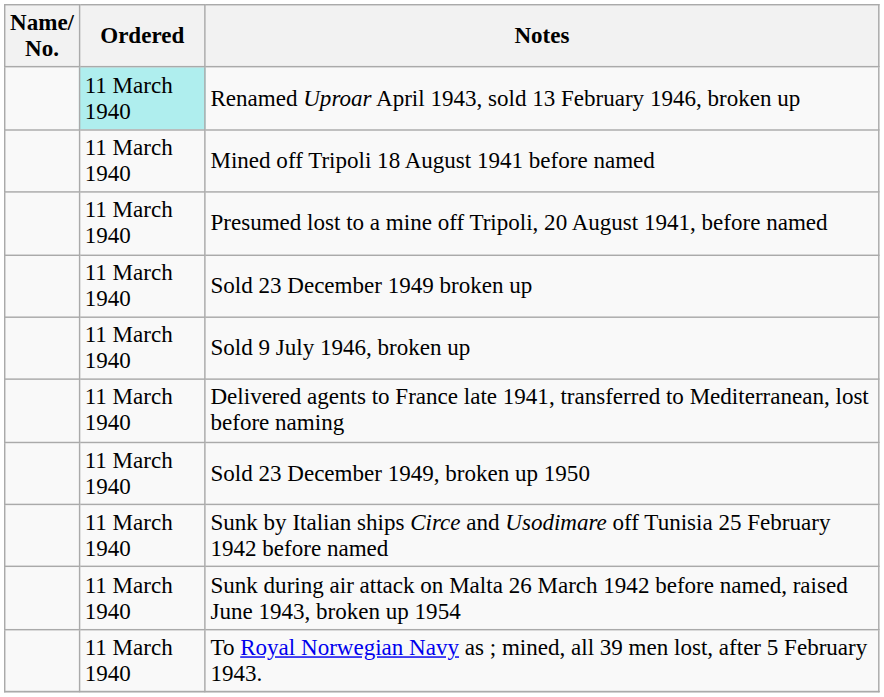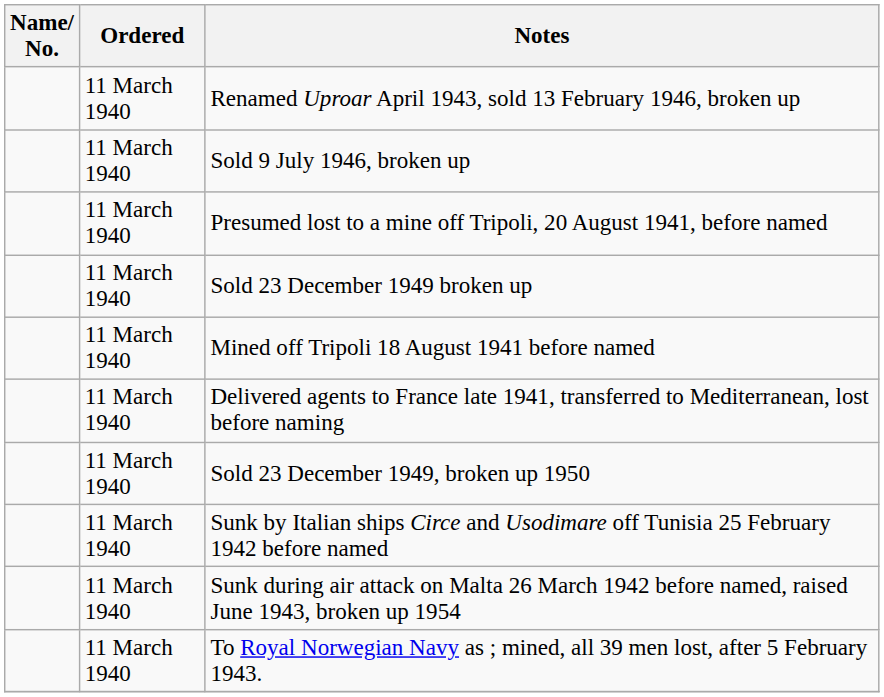(129, 98) paleturquoise background -> (129, 98) no background
rows swapped: (433, 160) <-> (340, 348)
